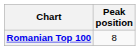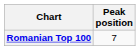(114, 38) 8 -> (114, 38) 7
